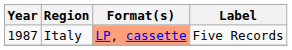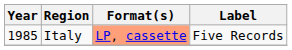(23, 35) 1987 -> (23, 35) 1985
